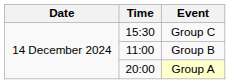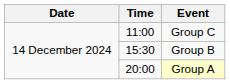(140, 32) 15:30 -> (140, 32) 11:00
(140, 50) 11:00 -> (140, 50) 15:30
